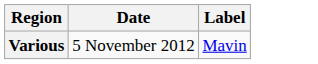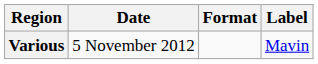+ column: (230, 17)
